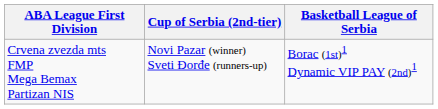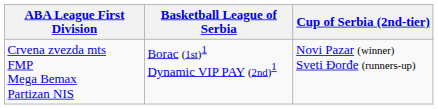columns swapped: (359, 22) <-> (215, 22)
